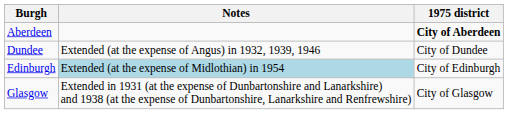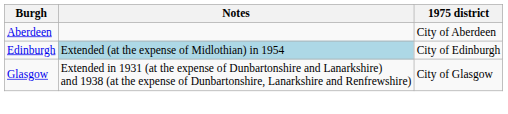(459, 31) bold -> (456, 31) normal
- row: (25, 50)
